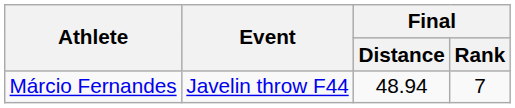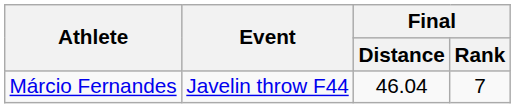(402, 87) 48.94 -> (402, 87) 46.04
